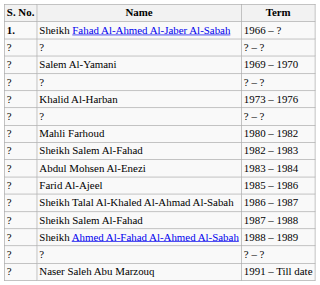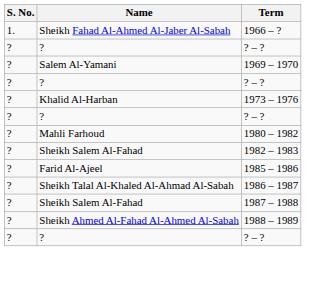(11, 30) bold -> (11, 30) normal
- row: (93, 168)
- row: (97, 271)
